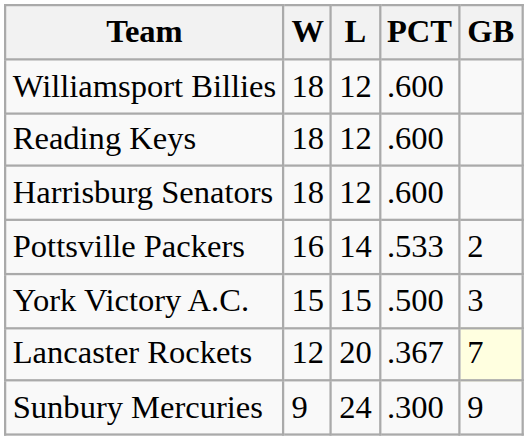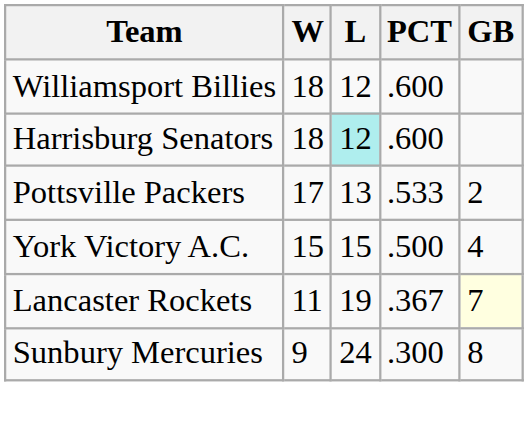- row: (104, 139)
(355, 192) no background -> (355, 139) paleturquoise background
(308, 246) 16 -> (308, 192) 17
(355, 246) 14 -> (355, 192) 13
(475, 300) 3 -> (475, 246) 4
(308, 353) 12 -> (307, 300) 11
(355, 353) 20 -> (355, 300) 19
(475, 407) 9 -> (475, 353) 8
